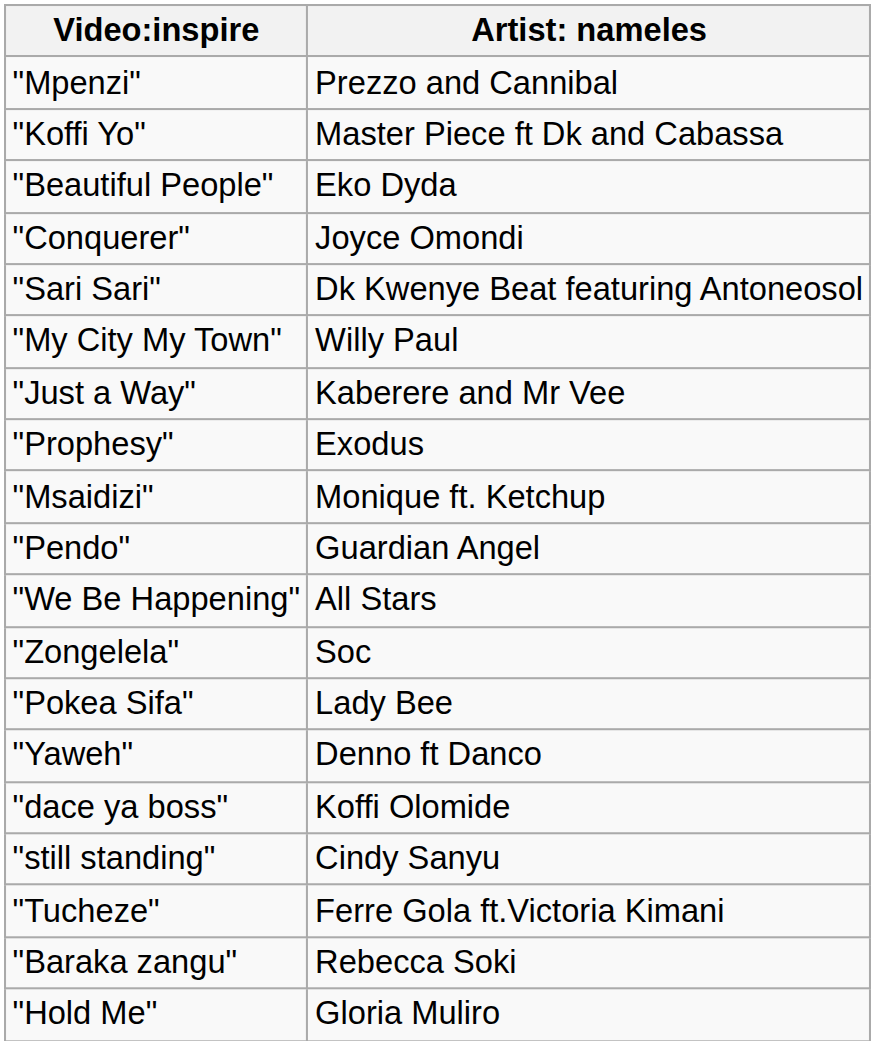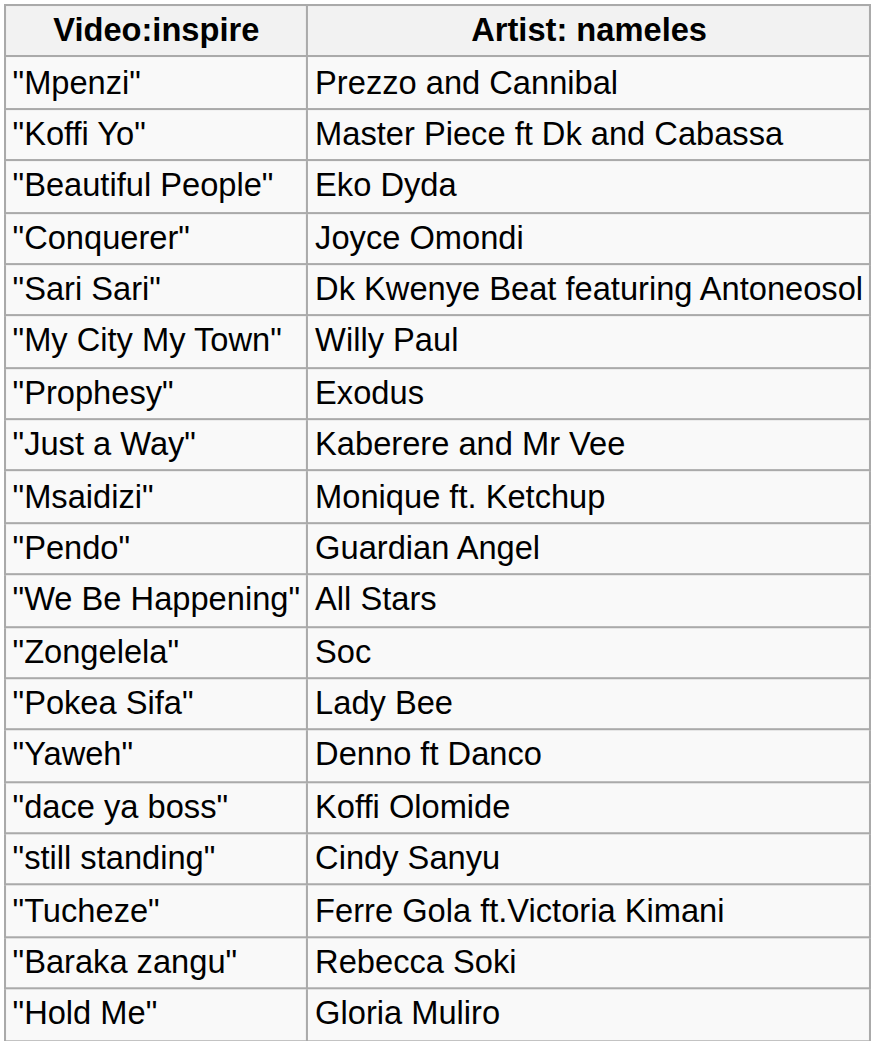rows swapped: (93, 444) <-> (104, 392)
